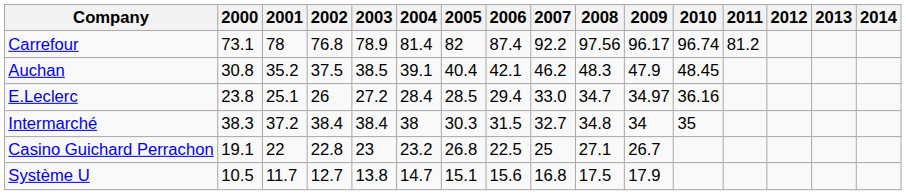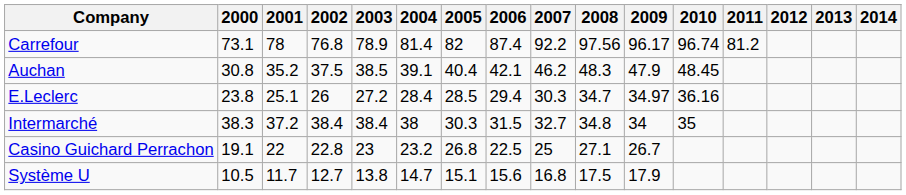(550, 96) 33.0 -> (550, 96) 30.3
